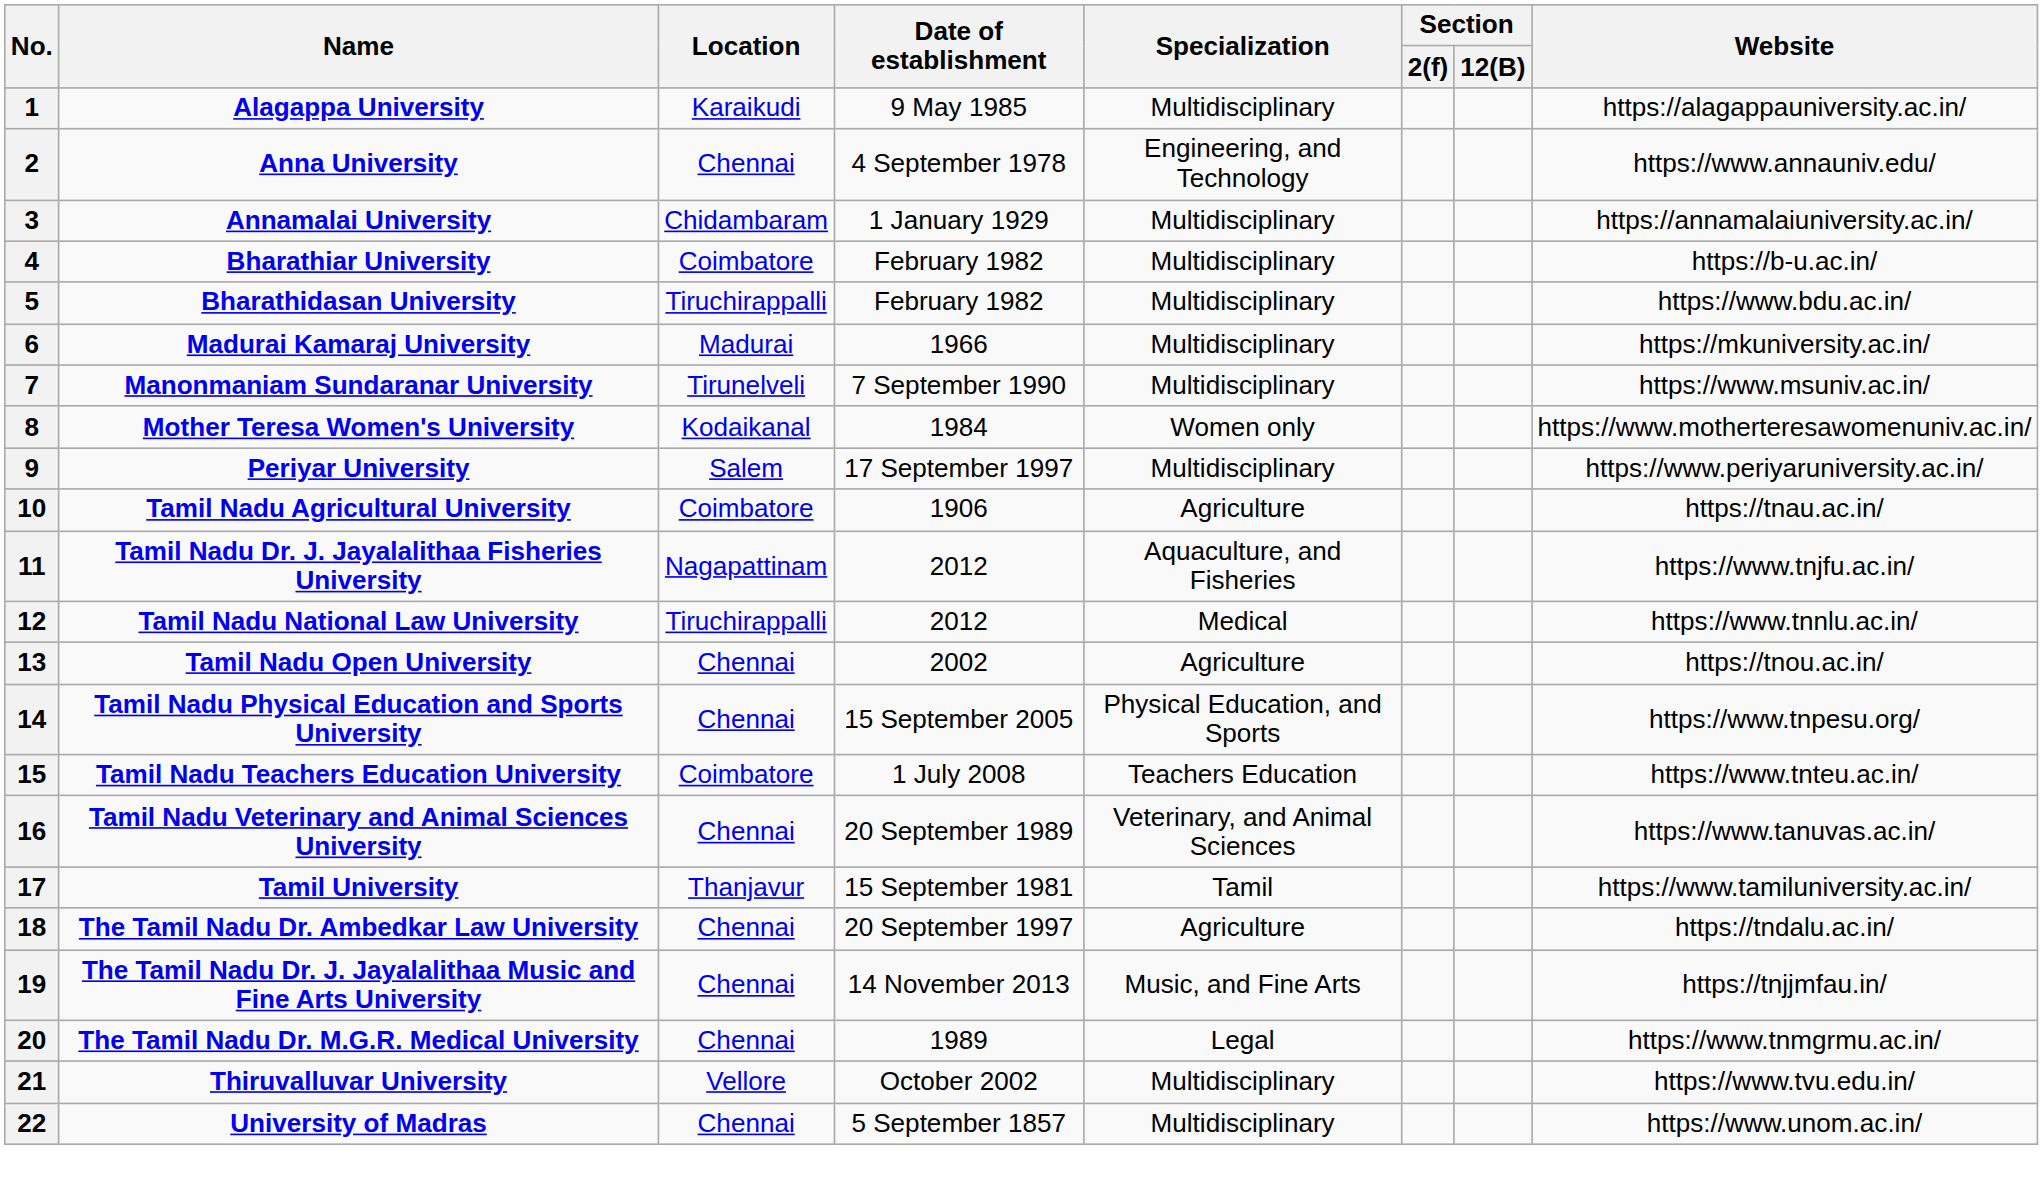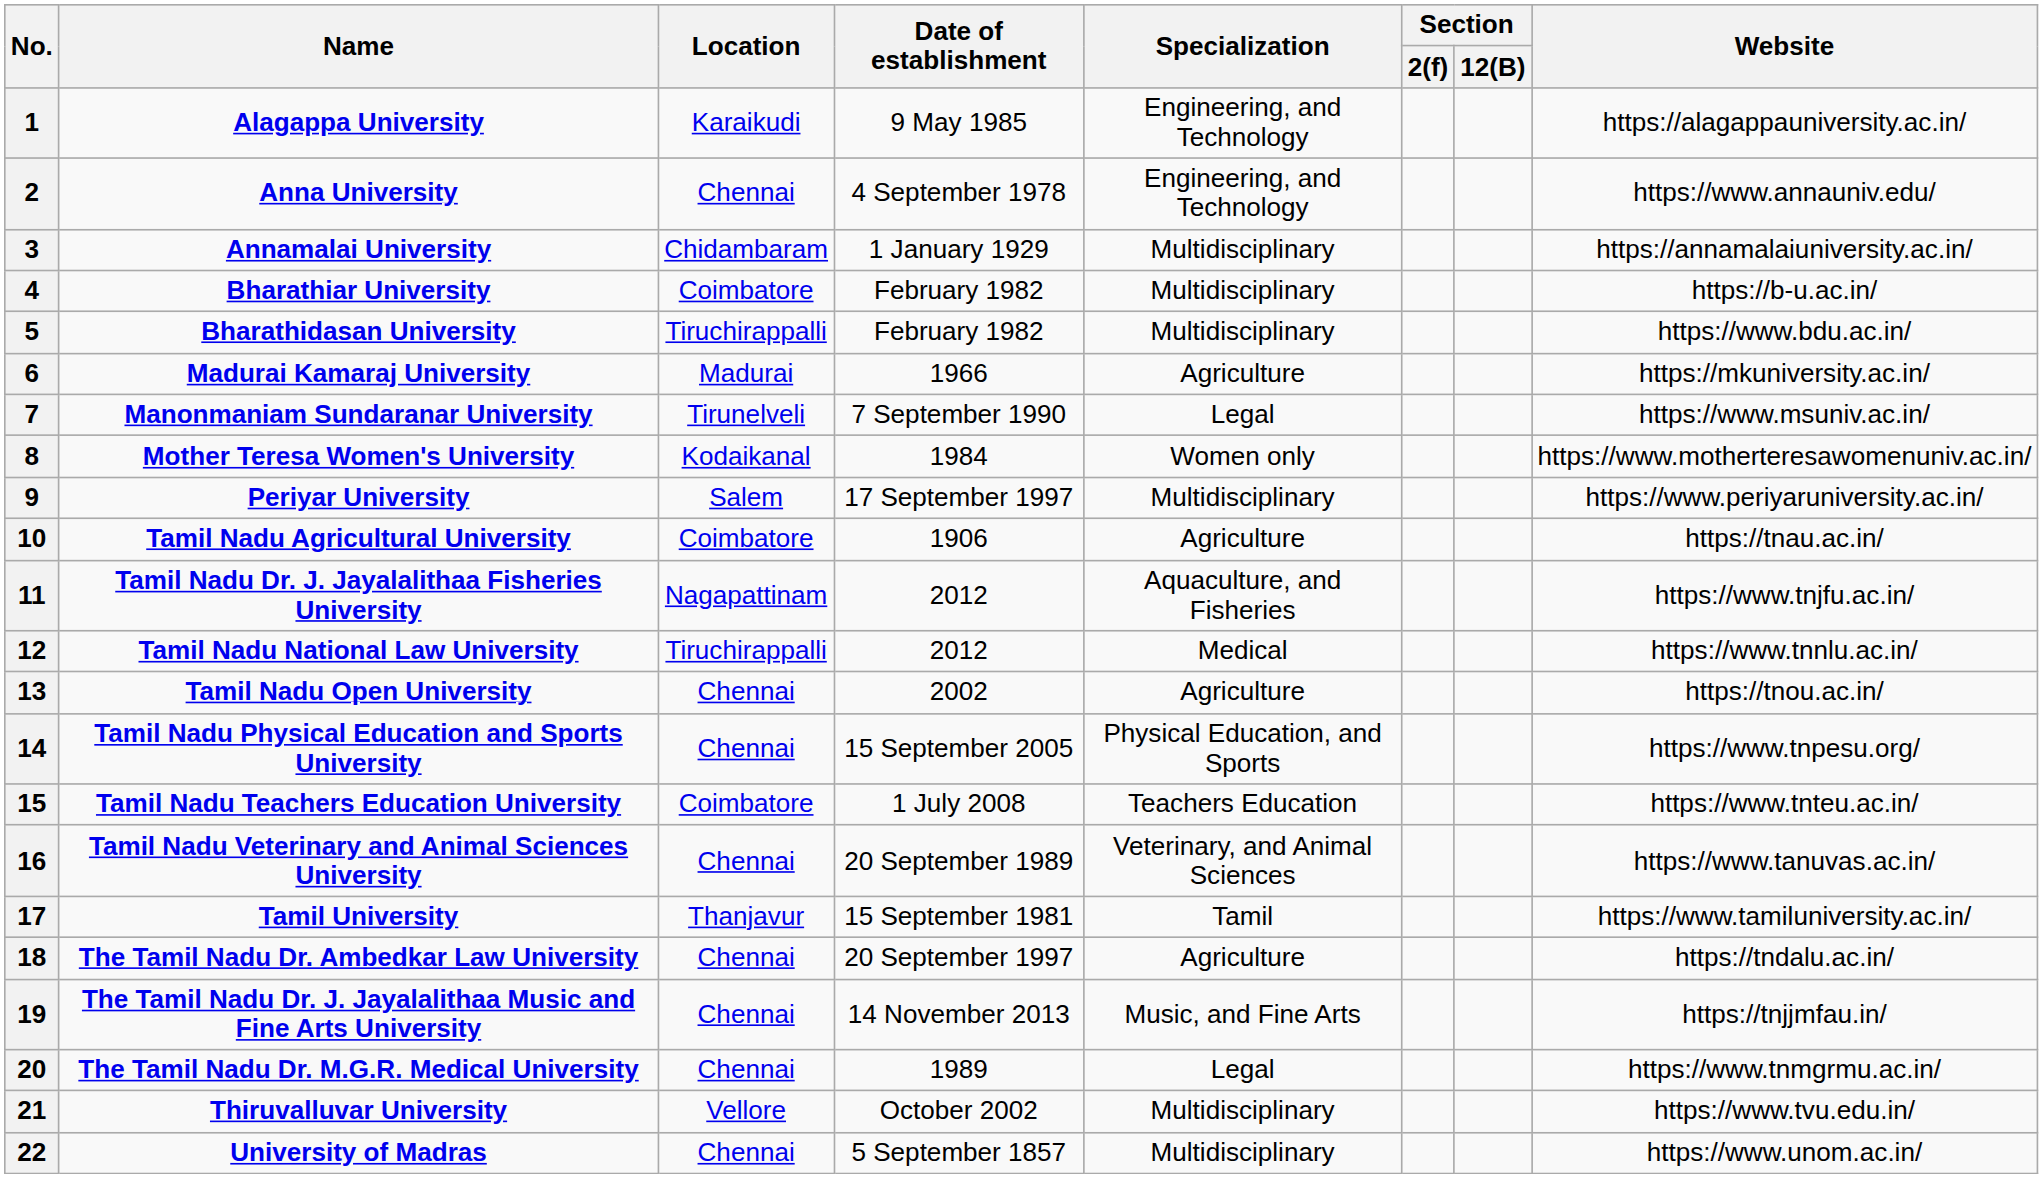(1243, 107) Multidisciplinary -> (1243, 122) Engineering, and Technology
(1243, 344) Multidisciplinary -> (1243, 373) Agriculture
(1243, 385) Multidisciplinary -> (1243, 414) Legal
